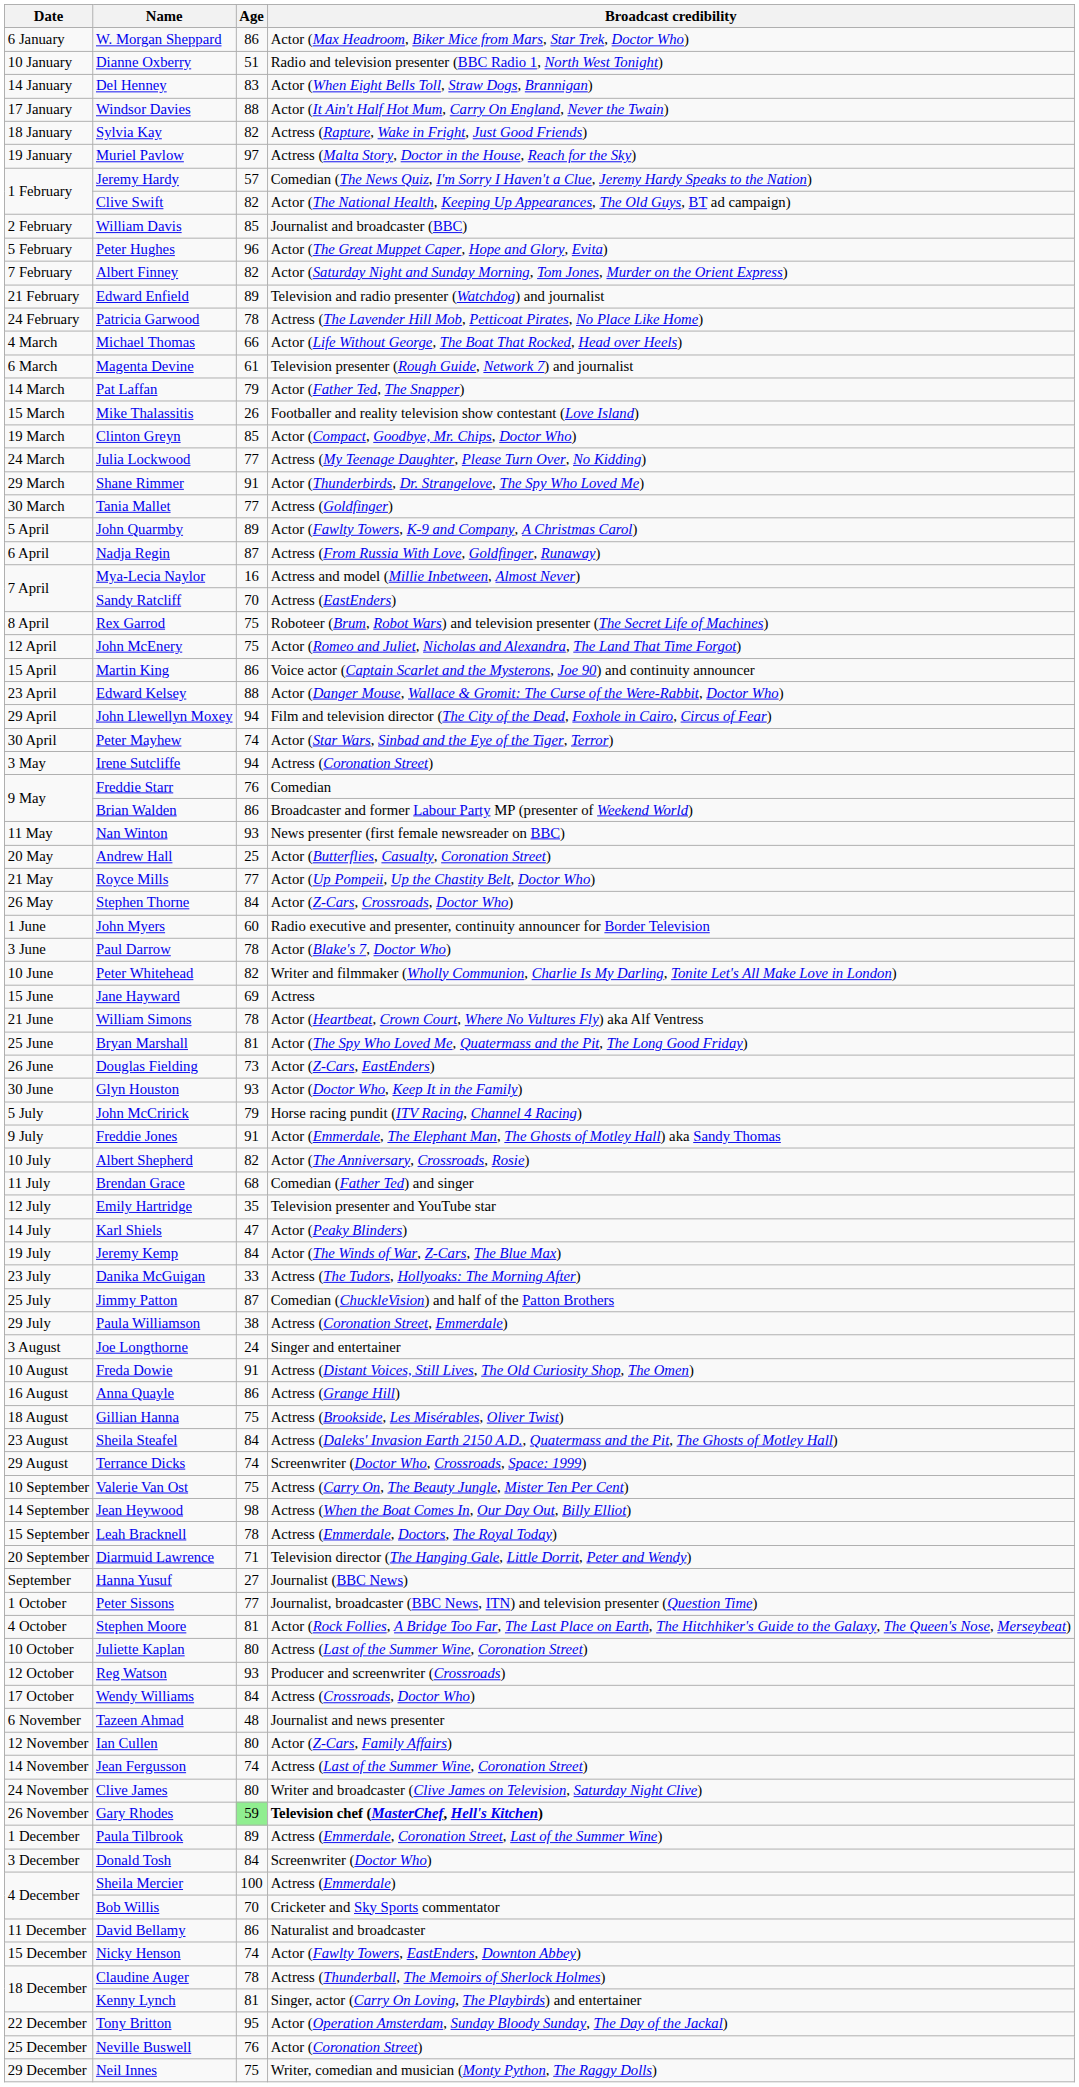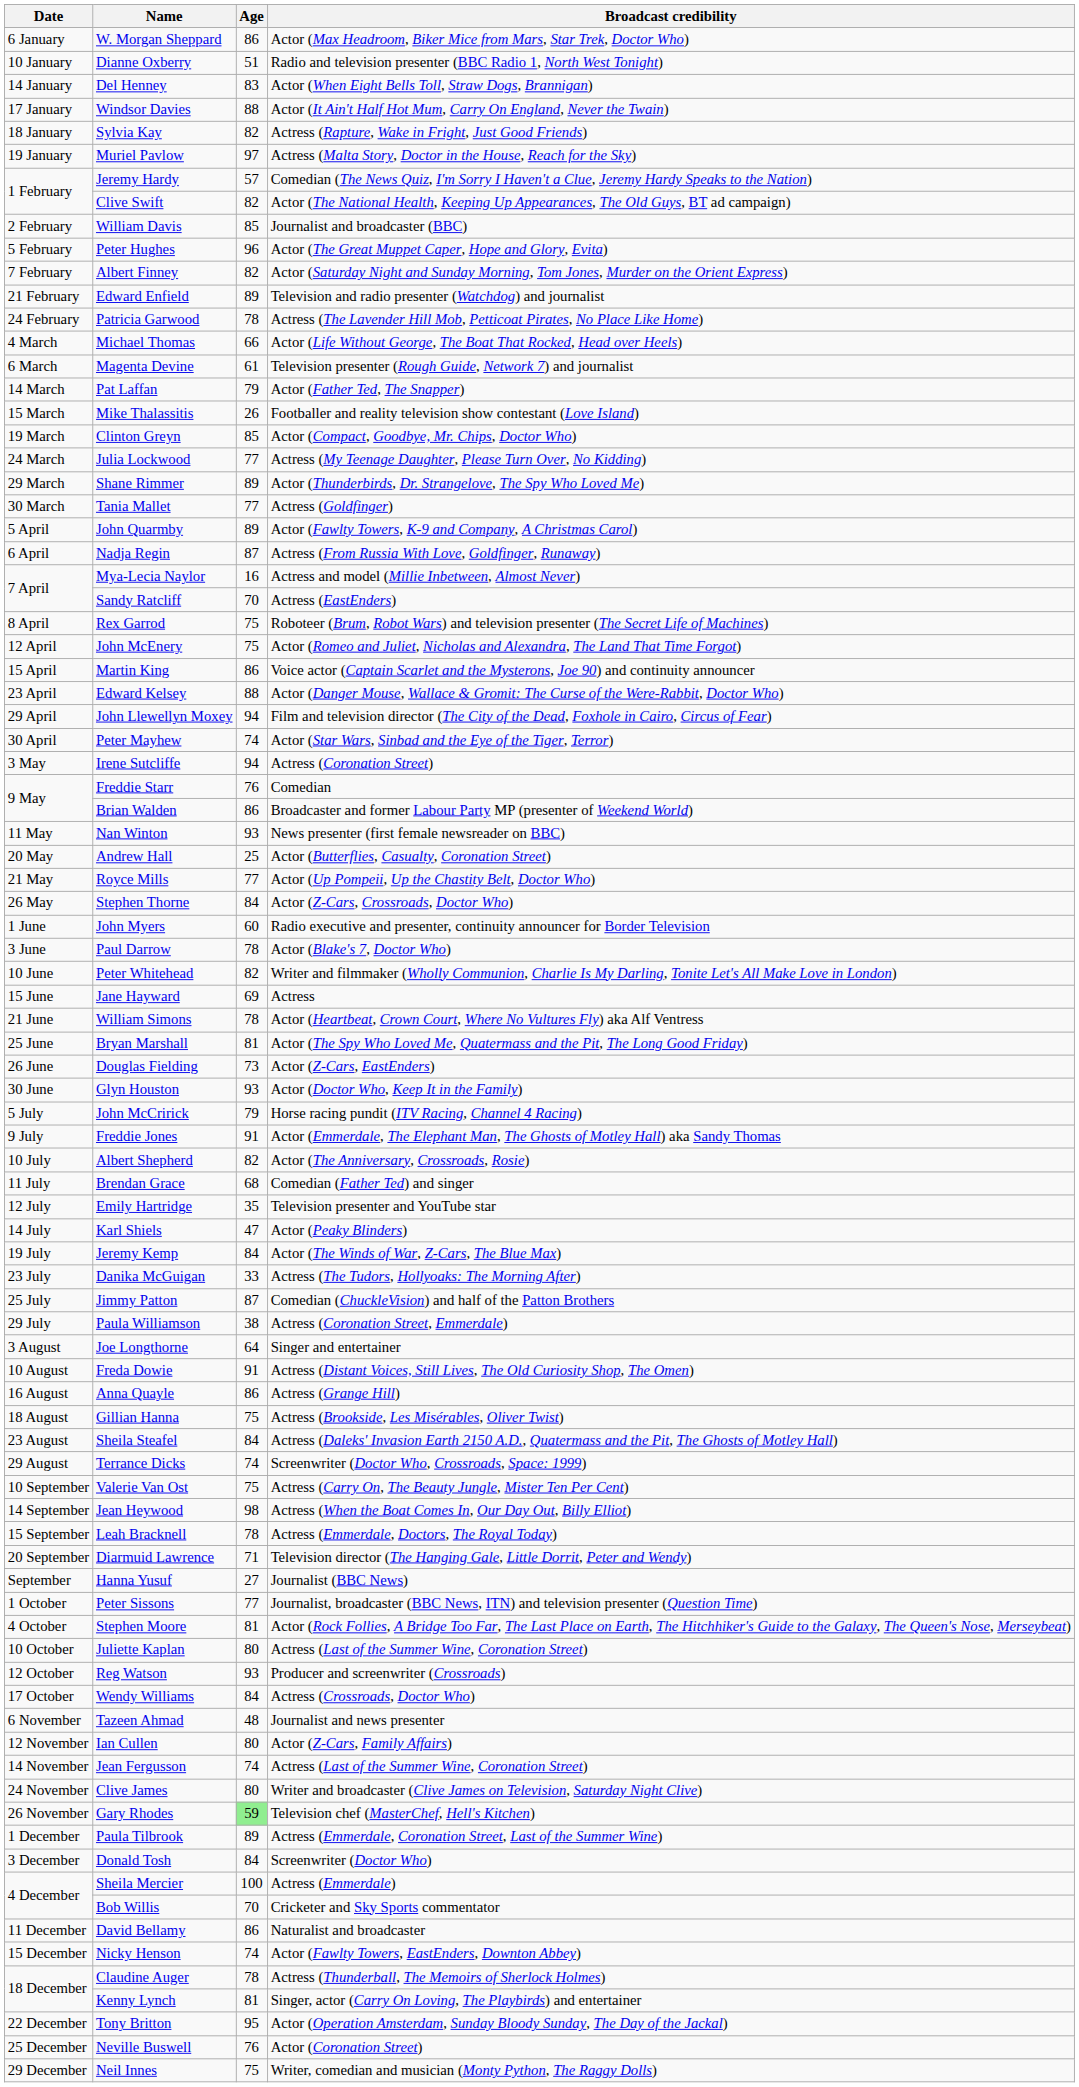(252, 483) 91 -> (252, 483) 89
(252, 1346) 24 -> (252, 1346) 64
(407, 1813) bold -> (403, 1813) normal
